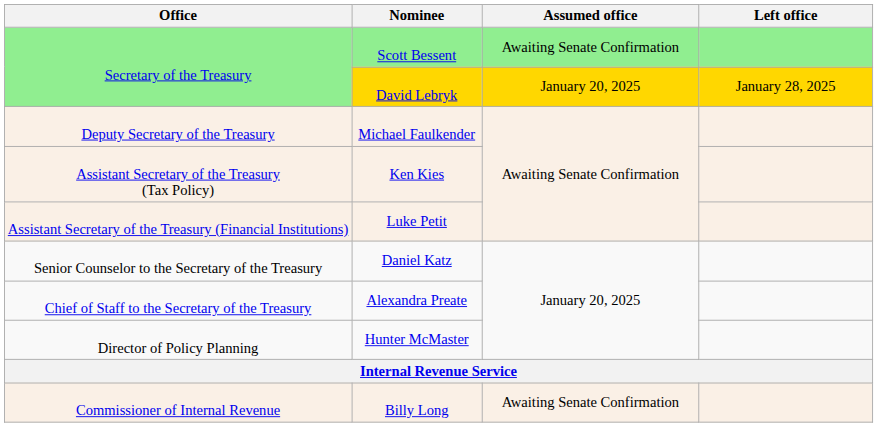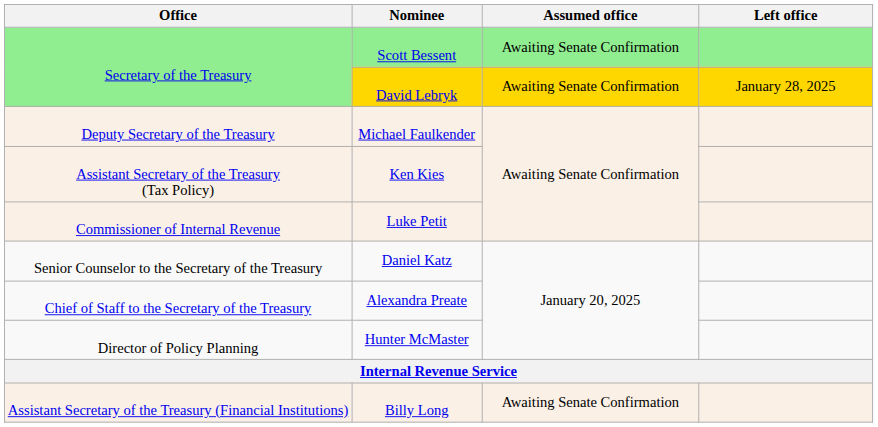(590, 86) January 20, 2025 -> (590, 86) Awaiting Senate Confirmation
(178, 229) Assistant Secretary of the Treasury (Financial Institutions) -> (178, 229) Commissioner of Internal Revenue
(178, 410) Commissioner of Internal Revenue -> (178, 410) Assistant Secretary of the Treasury (Financial Institutions)
